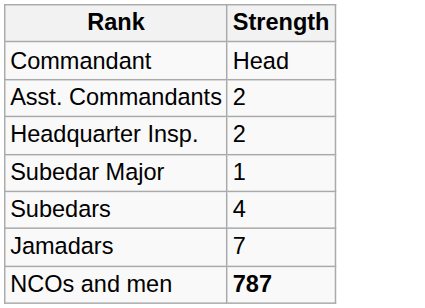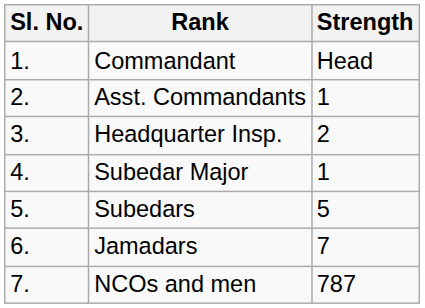+ column: (47, 23)
(239, 97) 2 -> (323, 97) 1
(239, 209) 4 -> (323, 209) 5
(252, 284) bold -> (336, 284) normal
